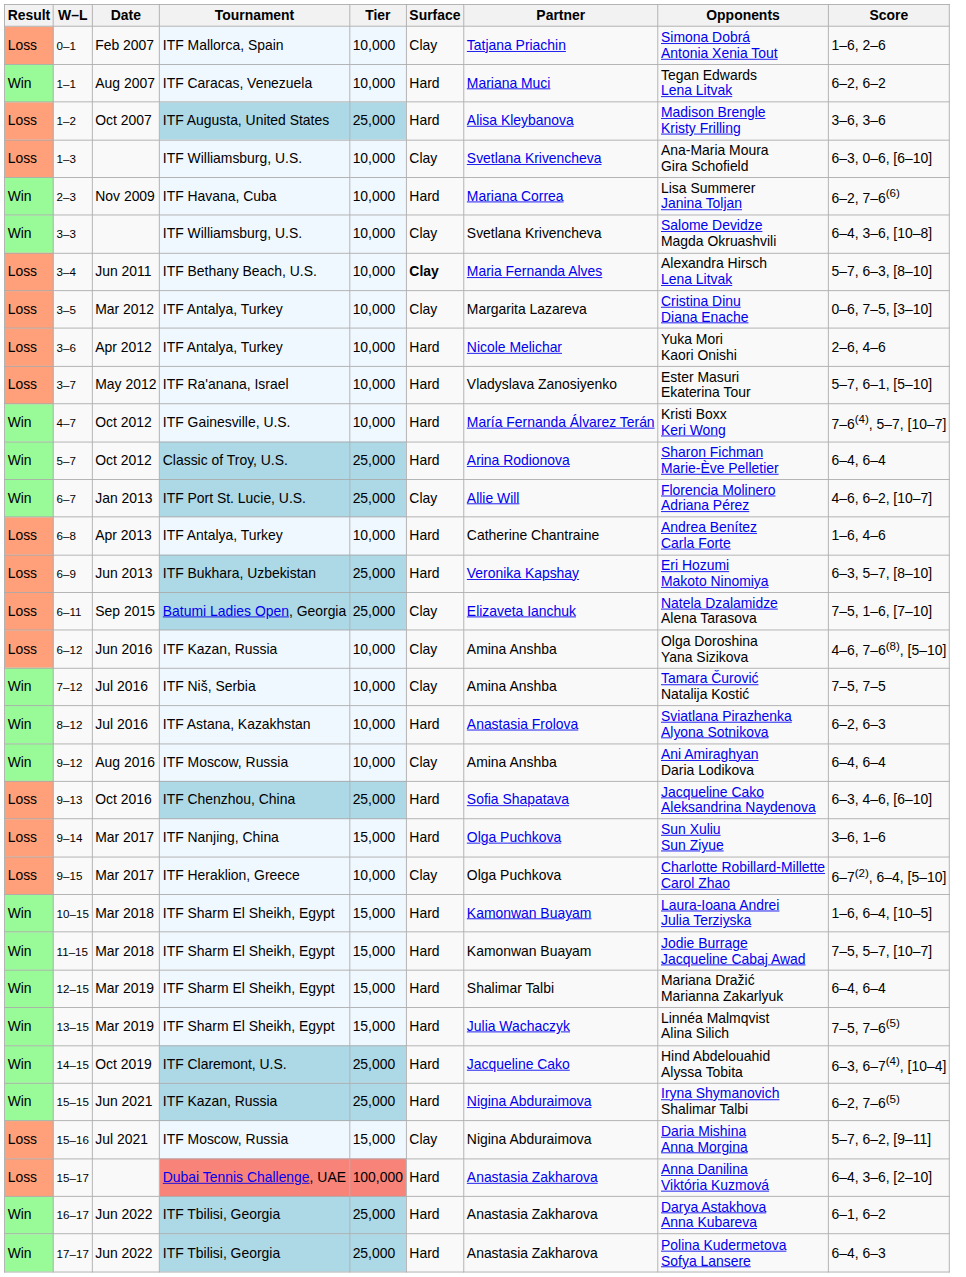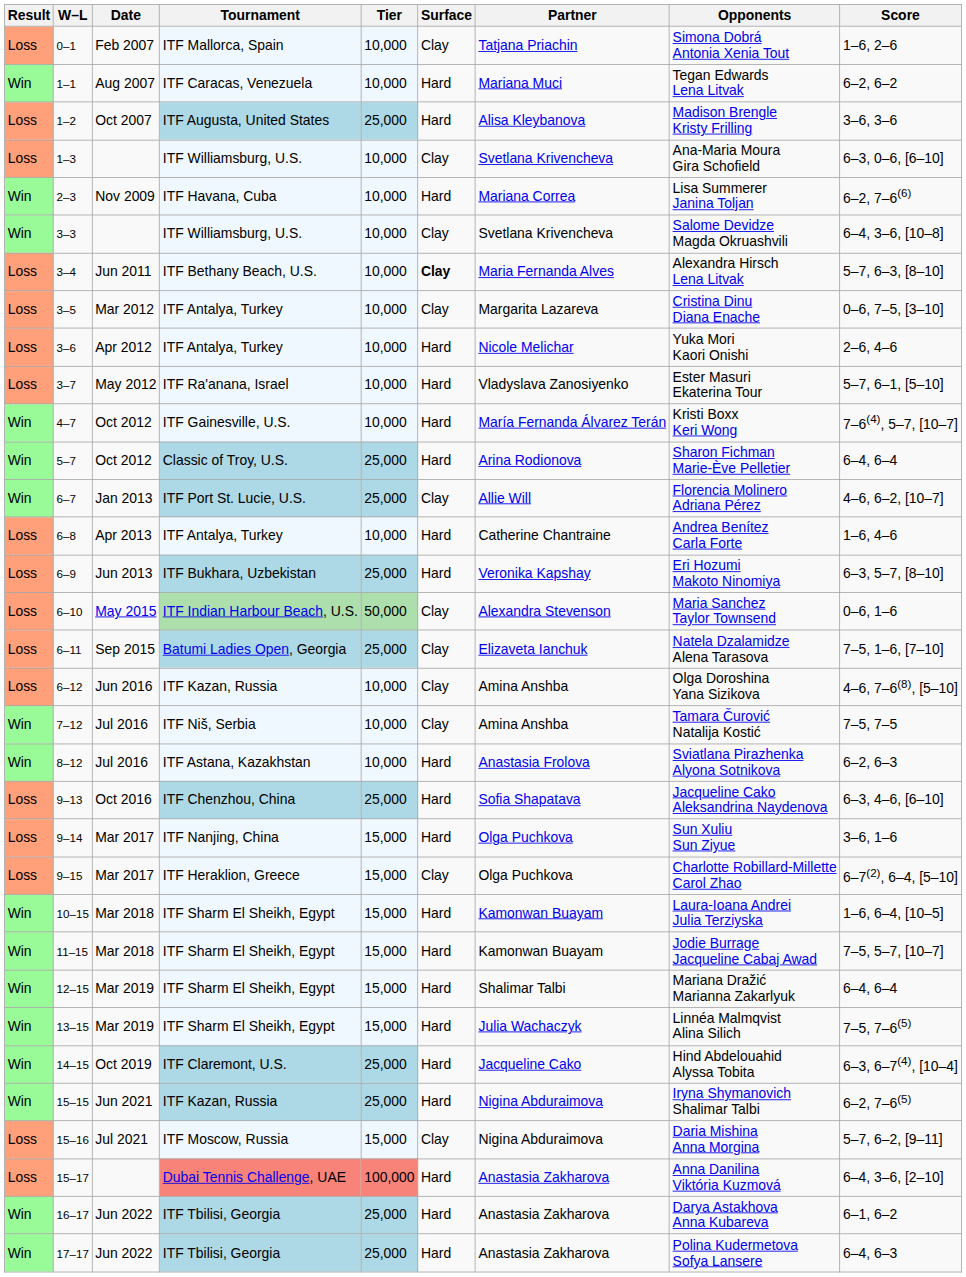+ row: (70, 612)
- row: (70, 763)
(374, 875) 10,000 -> (385, 875) 15,000
